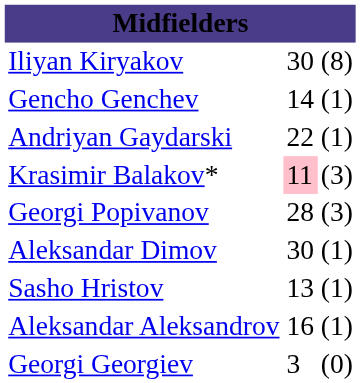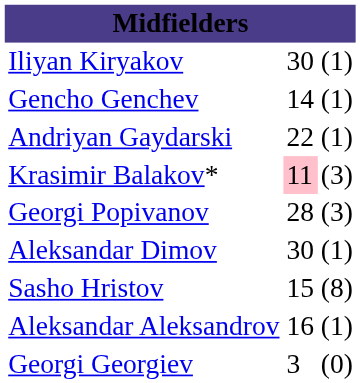(337, 61) (8) -> (337, 61) (1)
(300, 288) 13 -> (300, 288) 15
(337, 288) (1) -> (337, 288) (8)
